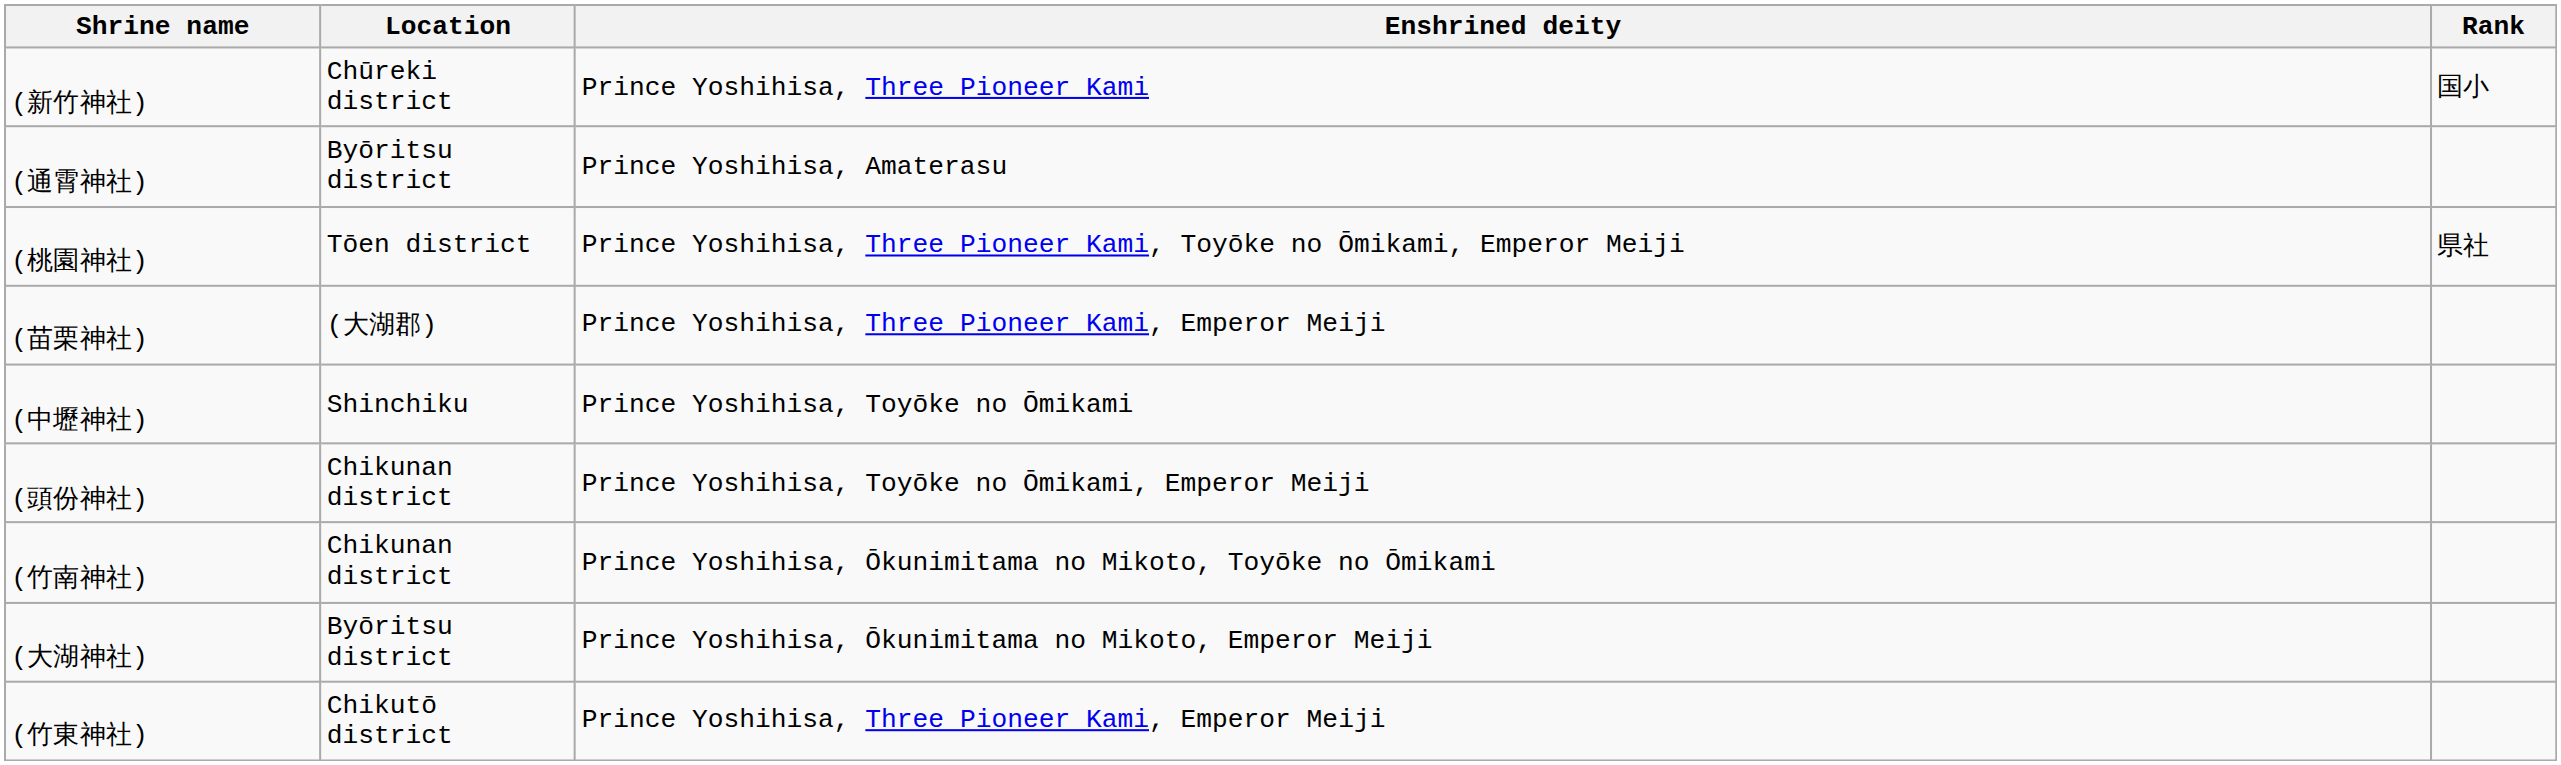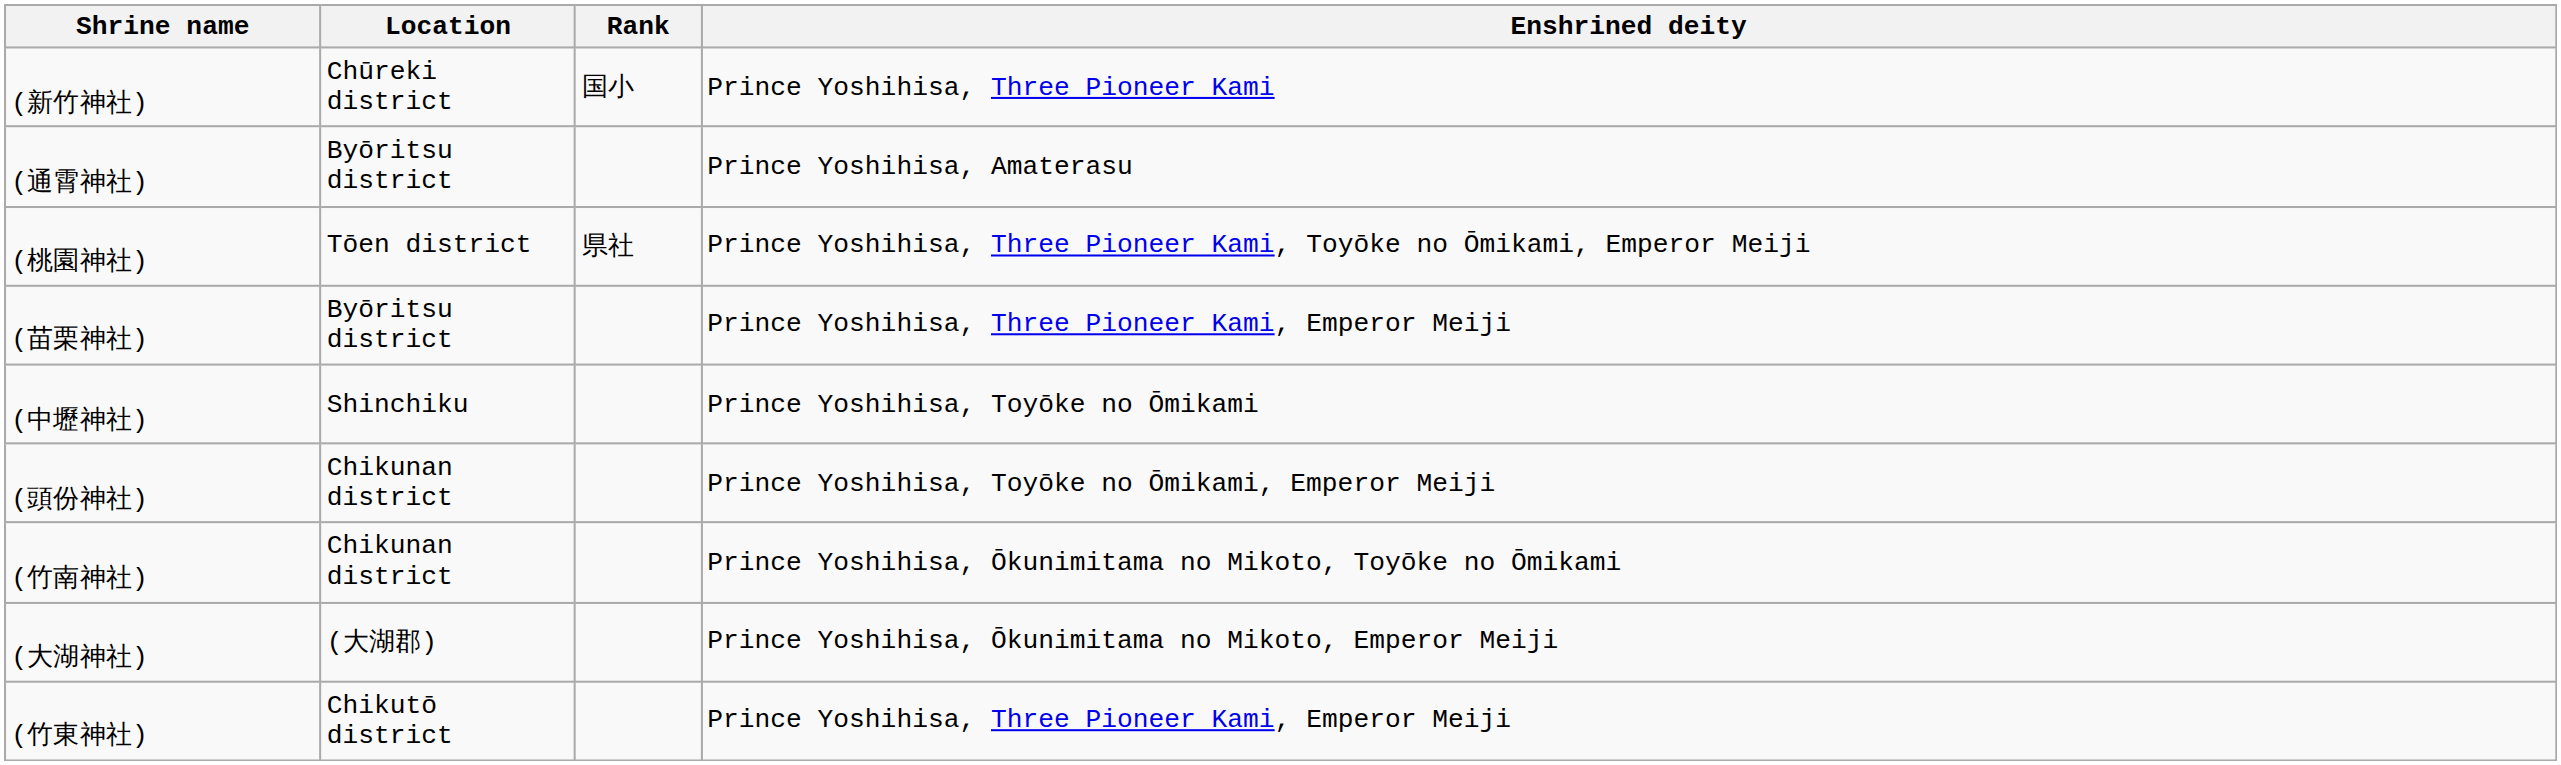columns swapped: (2493, 26) <-> (1503, 26)
(382, 326) (大湖郡) -> (390, 325) Byōritsu district
(390, 641) Byōritsu district -> (382, 643) (大湖郡)
